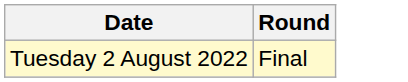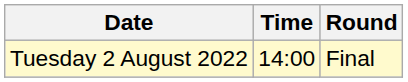+ column: (287, 22)
